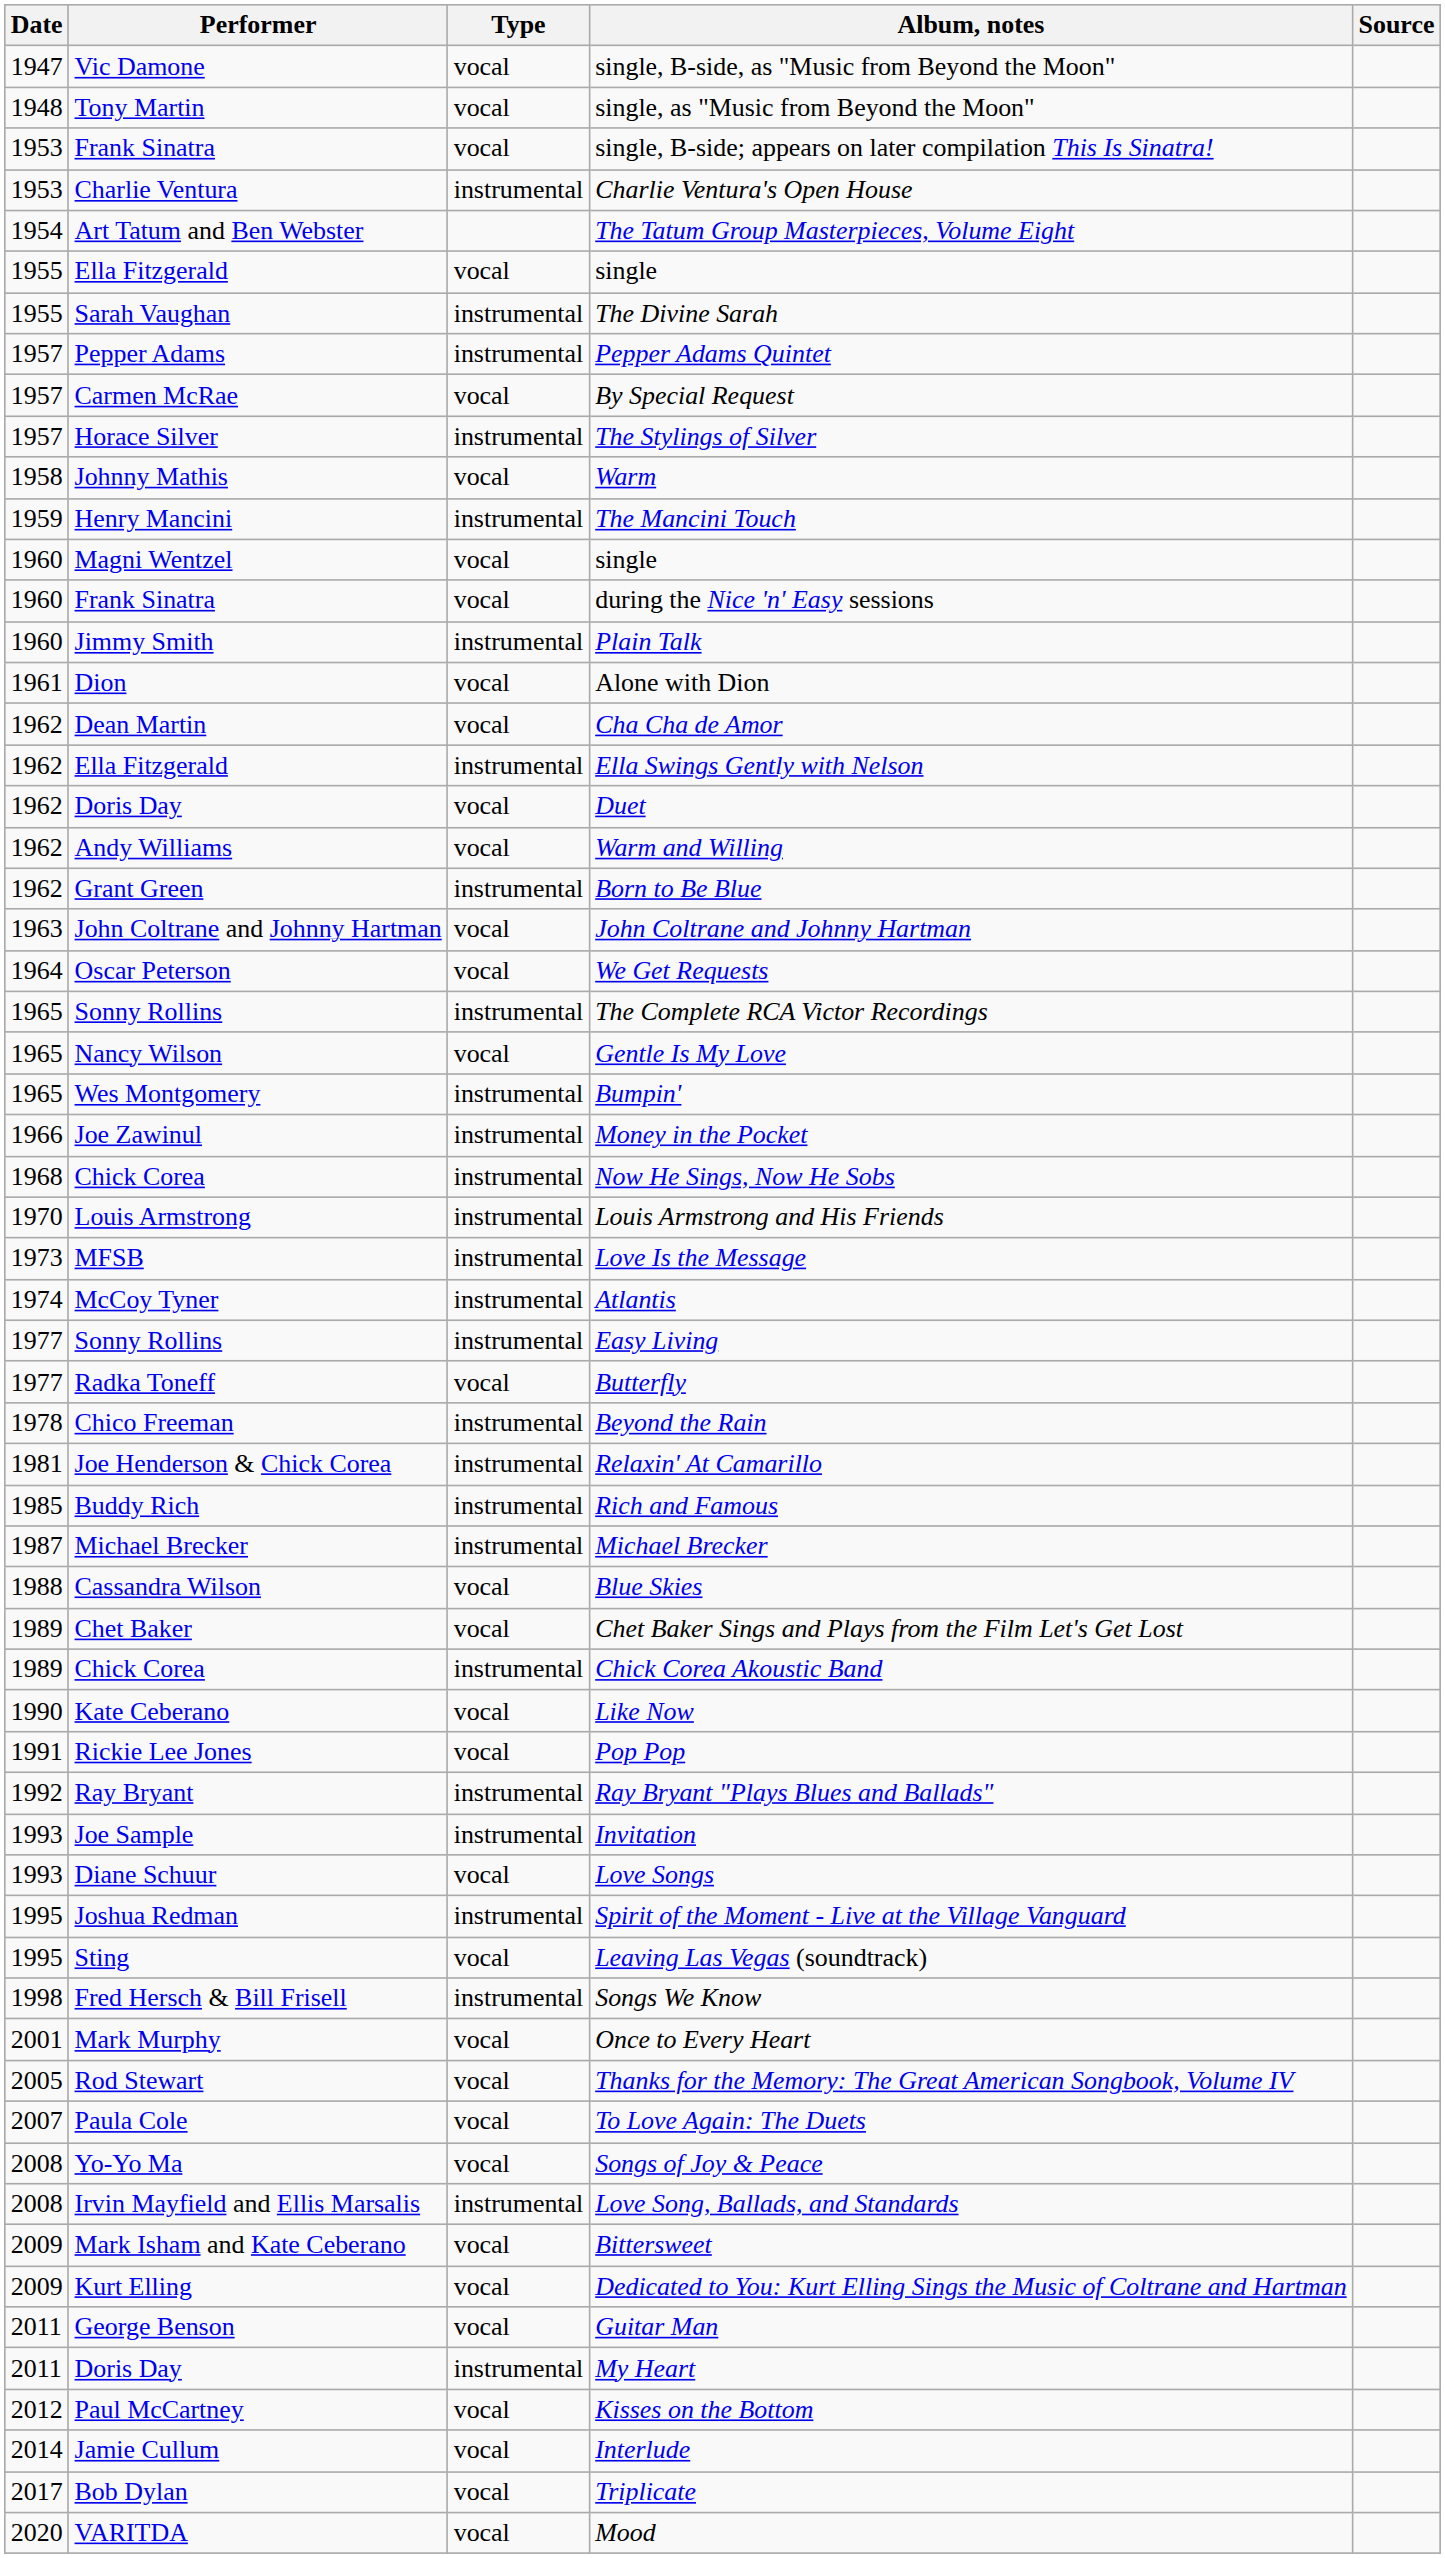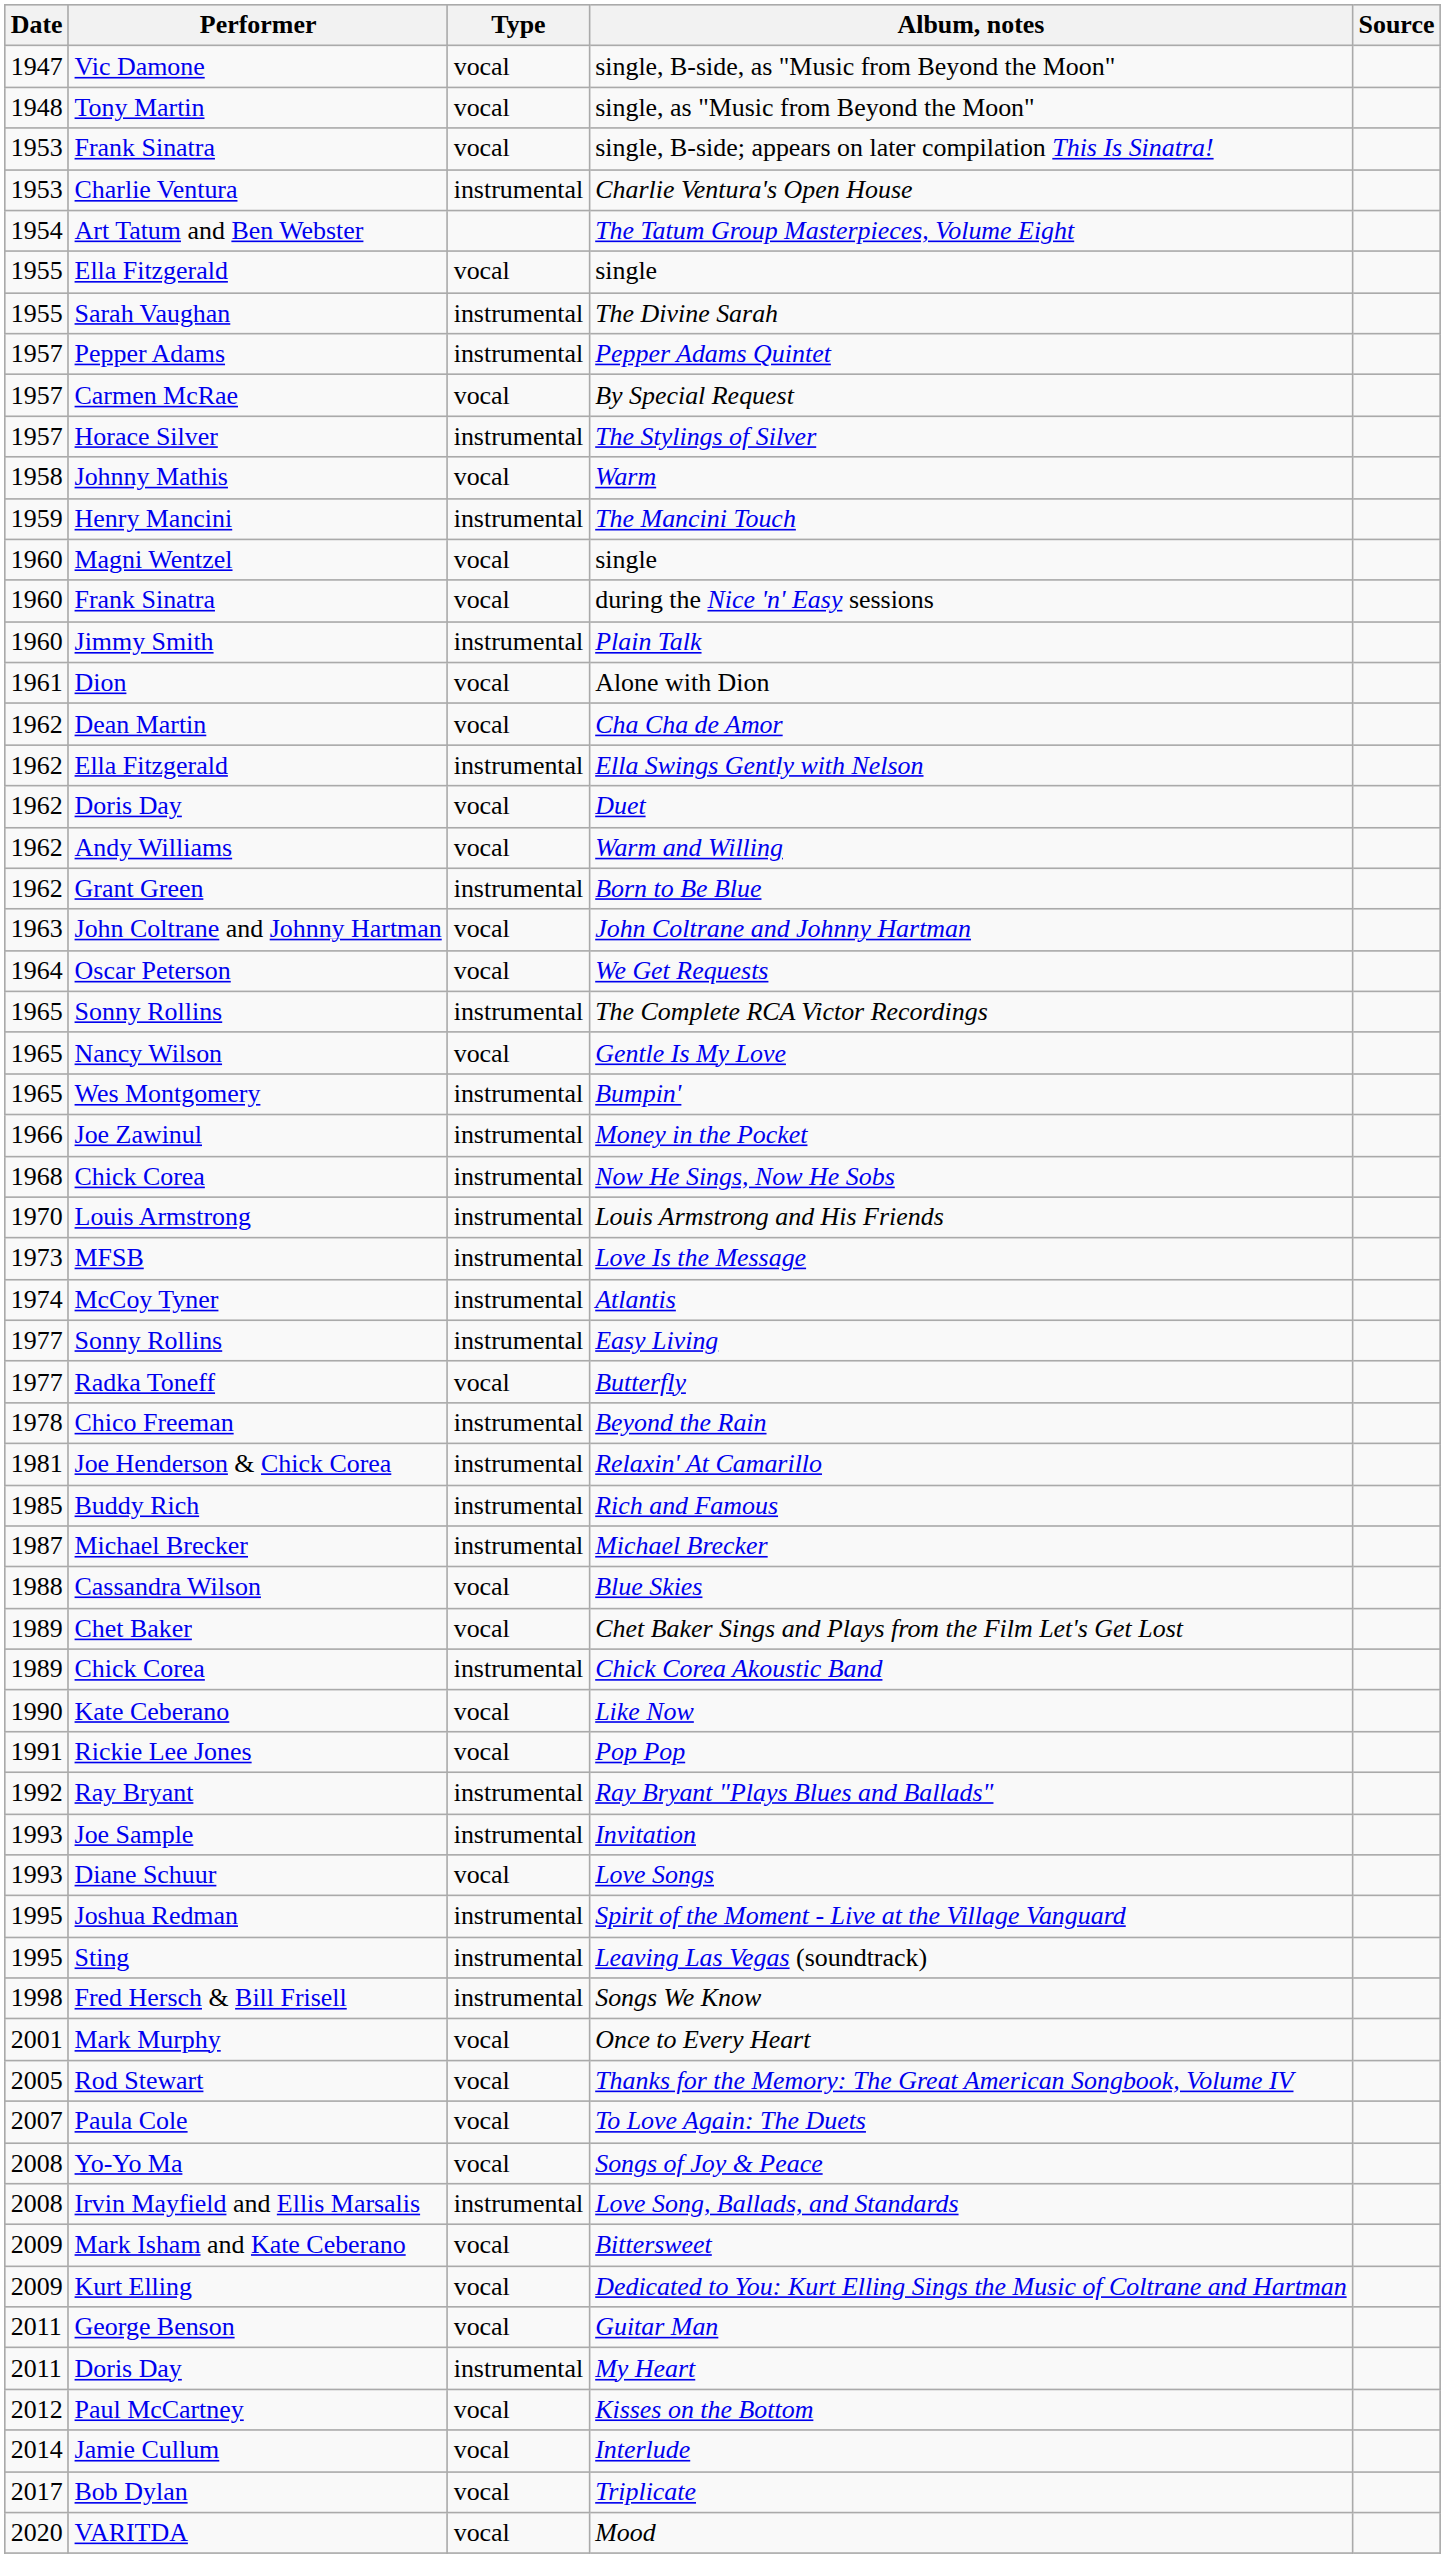(482, 1957) vocal -> (518, 1957) instrumental
